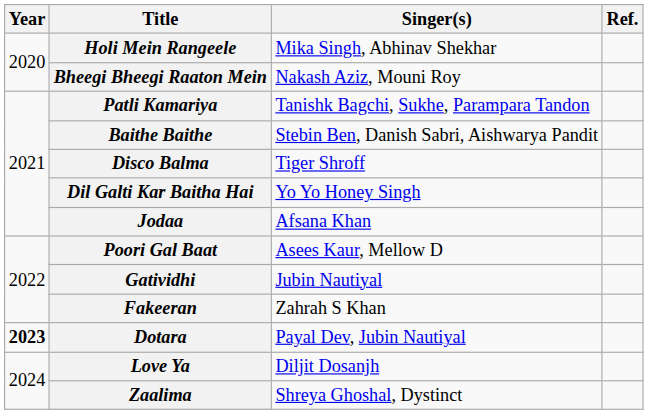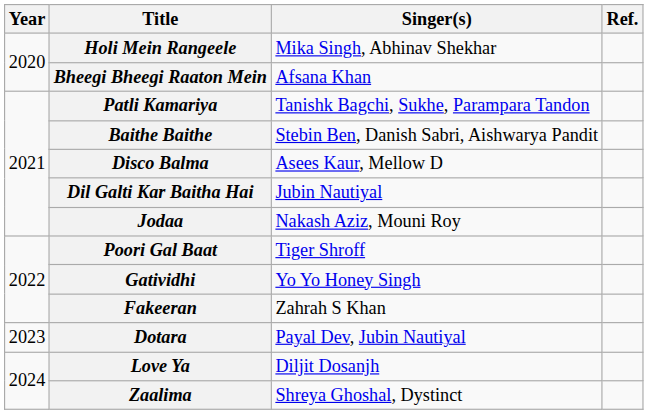(368, 76) Nakash Aziz, Mouni Roy -> (323, 76) Afsana Khan
(320, 163) Tiger Shroff -> (359, 163) Asees Kaur, Mellow D
(348, 192) Yo Yo Honey Singh -> (329, 192) Jubin Nautiyal
(323, 221) Afsana Khan -> (368, 221) Nakash Aziz, Mouni Roy
(359, 250) Asees Kaur, Mellow D -> (320, 250) Tiger Shroff
(329, 279) Jubin Nautiyal -> (348, 279) Yo Yo Honey Singh
(27, 337) bold -> (27, 337) normal
